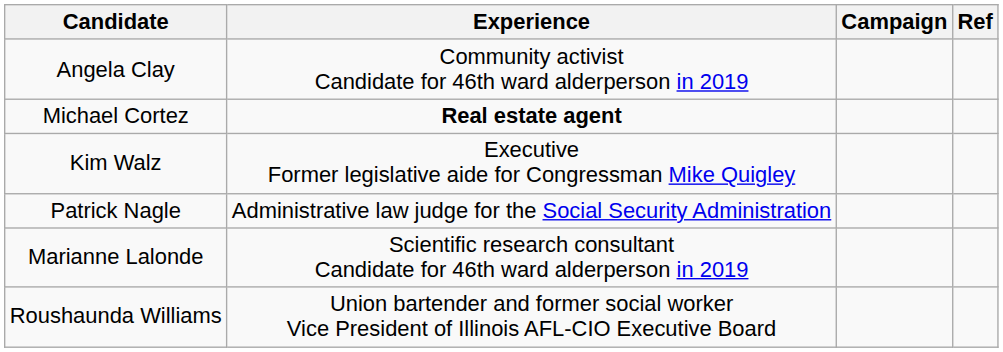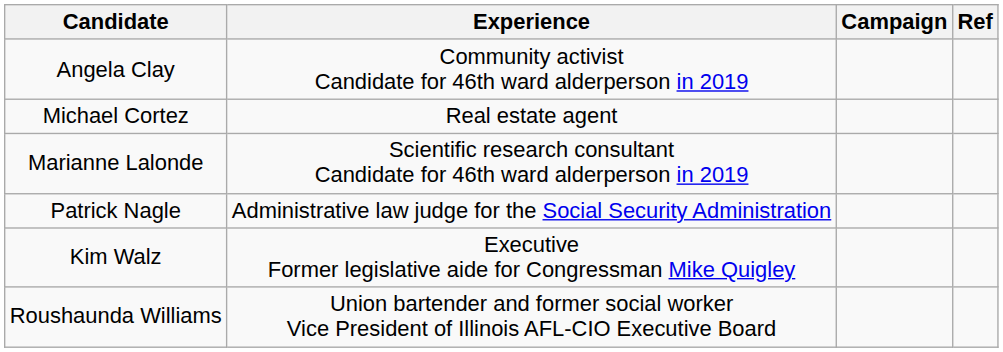(532, 116) bold -> (532, 116) normal
rows swapped: (116, 257) <-> (116, 163)
